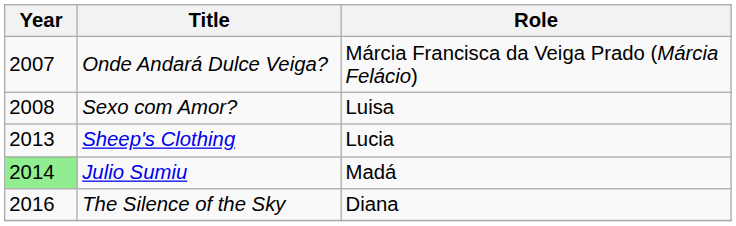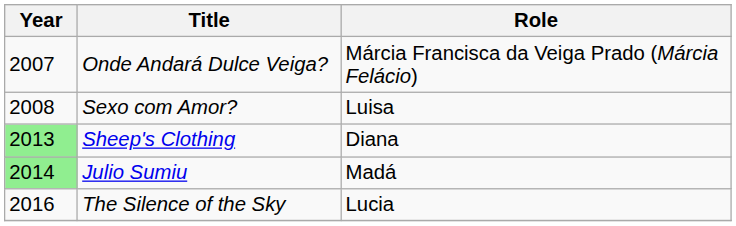(32, 140) no background -> (32, 140) lightgreen background
(370, 140) Lucia -> (372, 140) Diana
(372, 204) Diana -> (370, 204) Lucia
